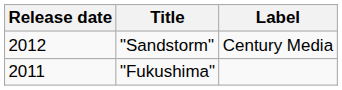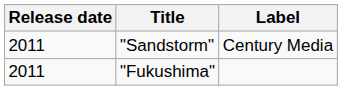(27, 44) 2012 -> (27, 44) 2011
